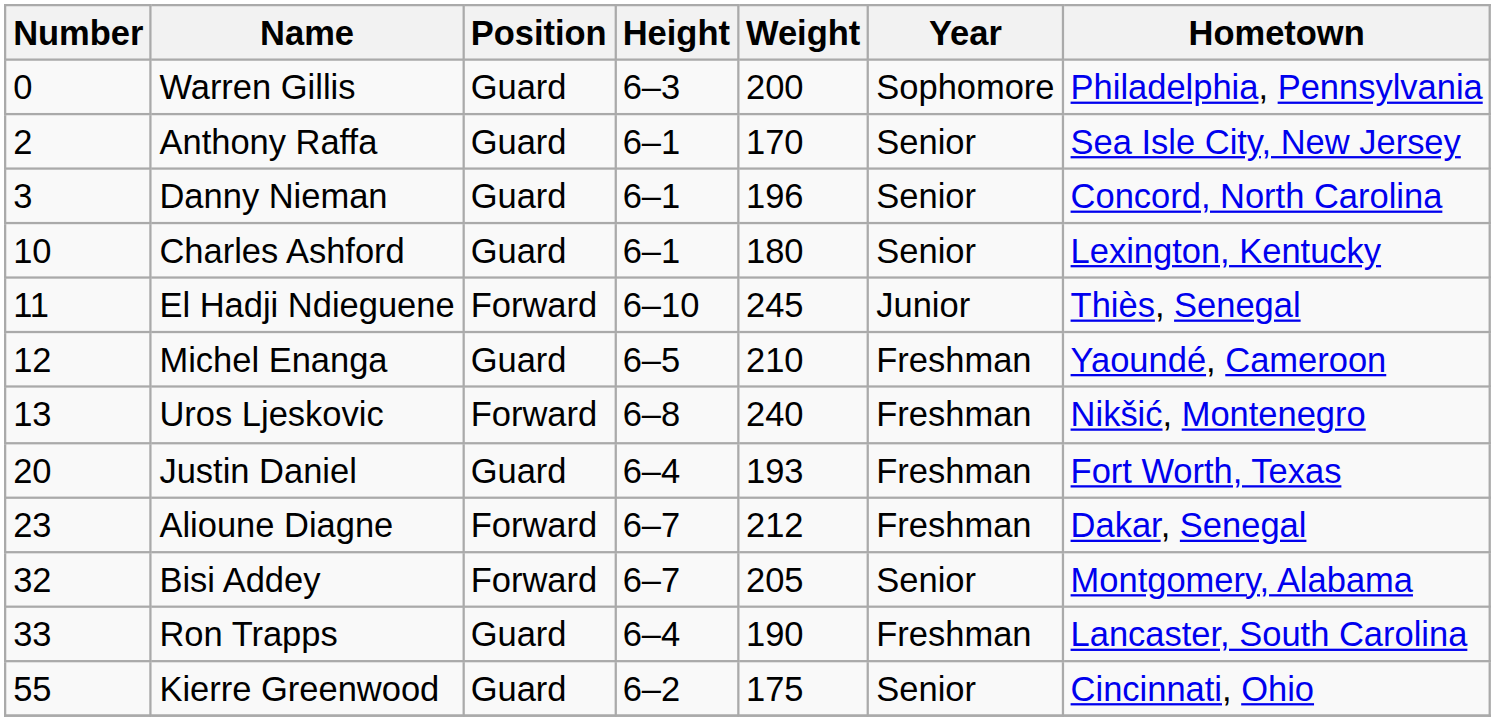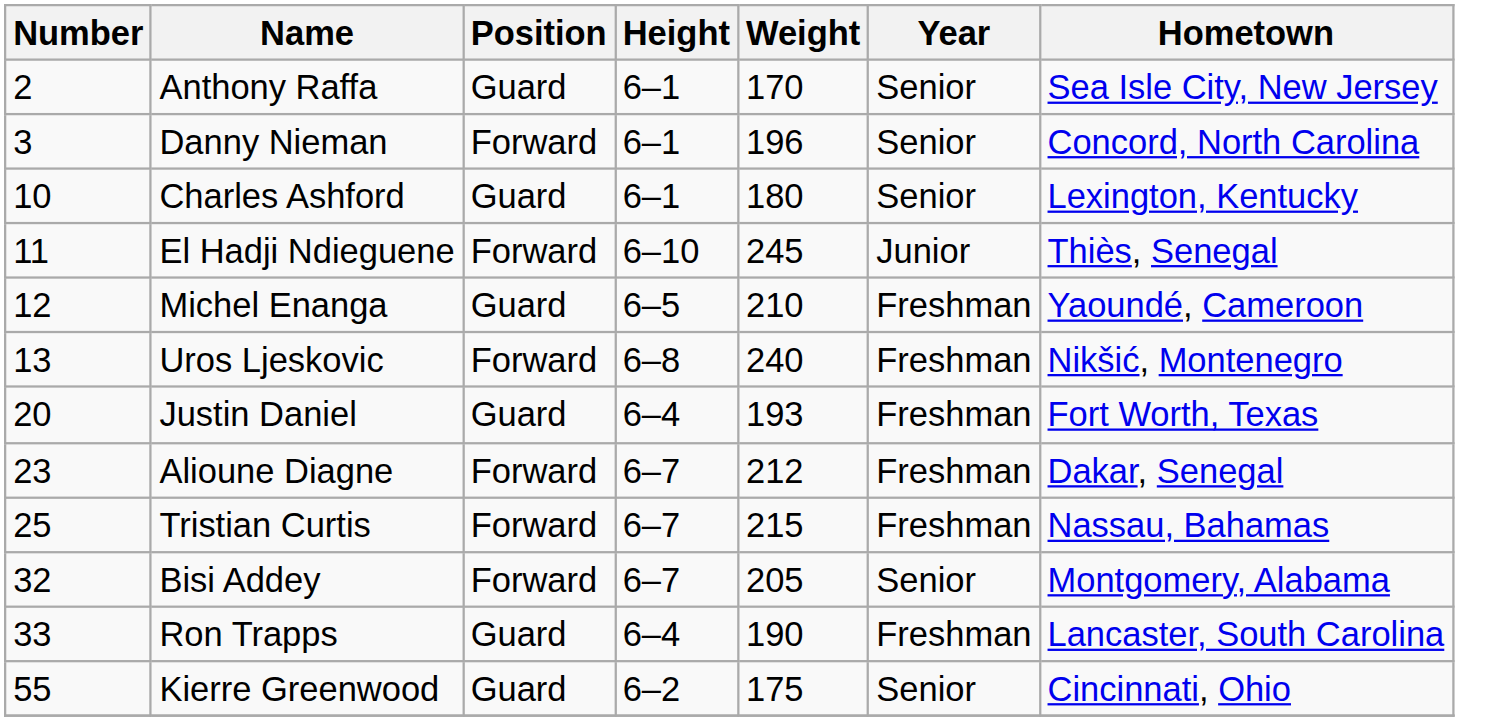- row: (257, 87)
(519, 196) Guard -> (534, 142) Forward
+ row: (265, 524)
